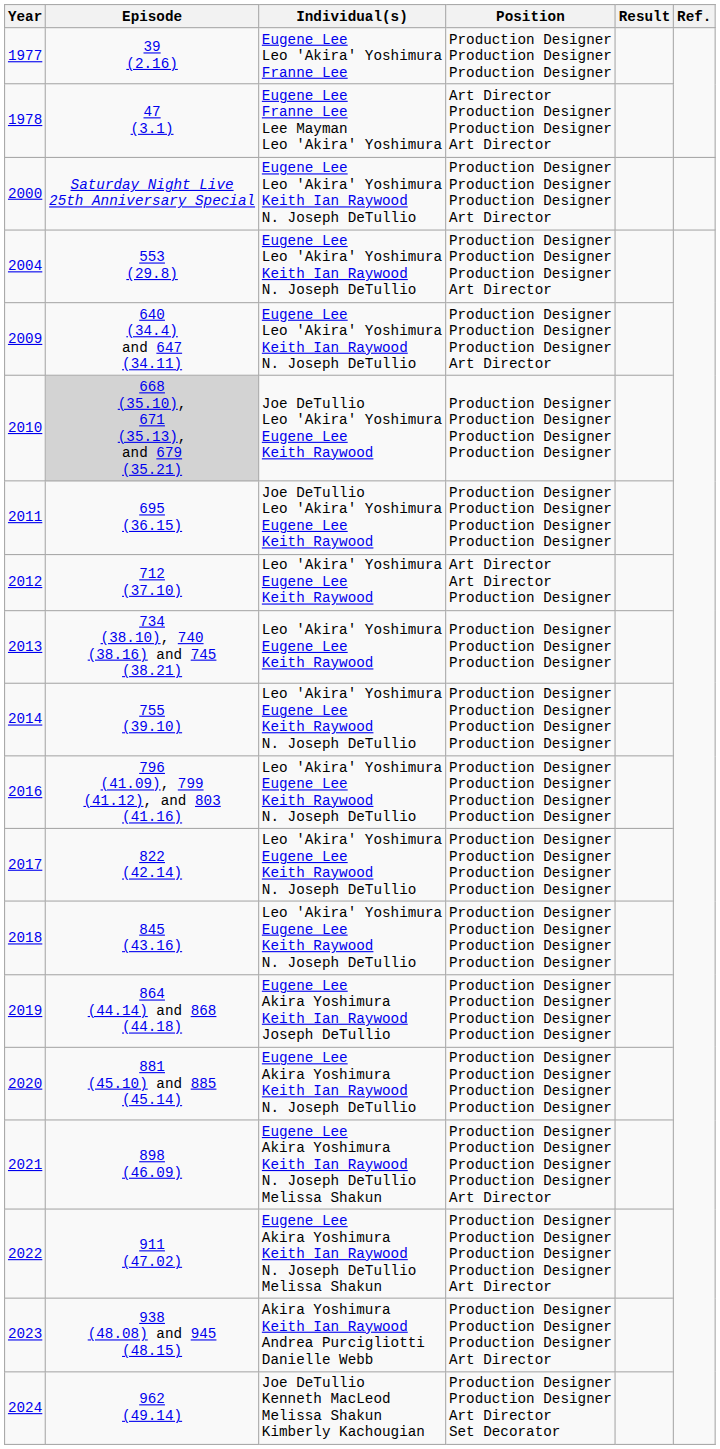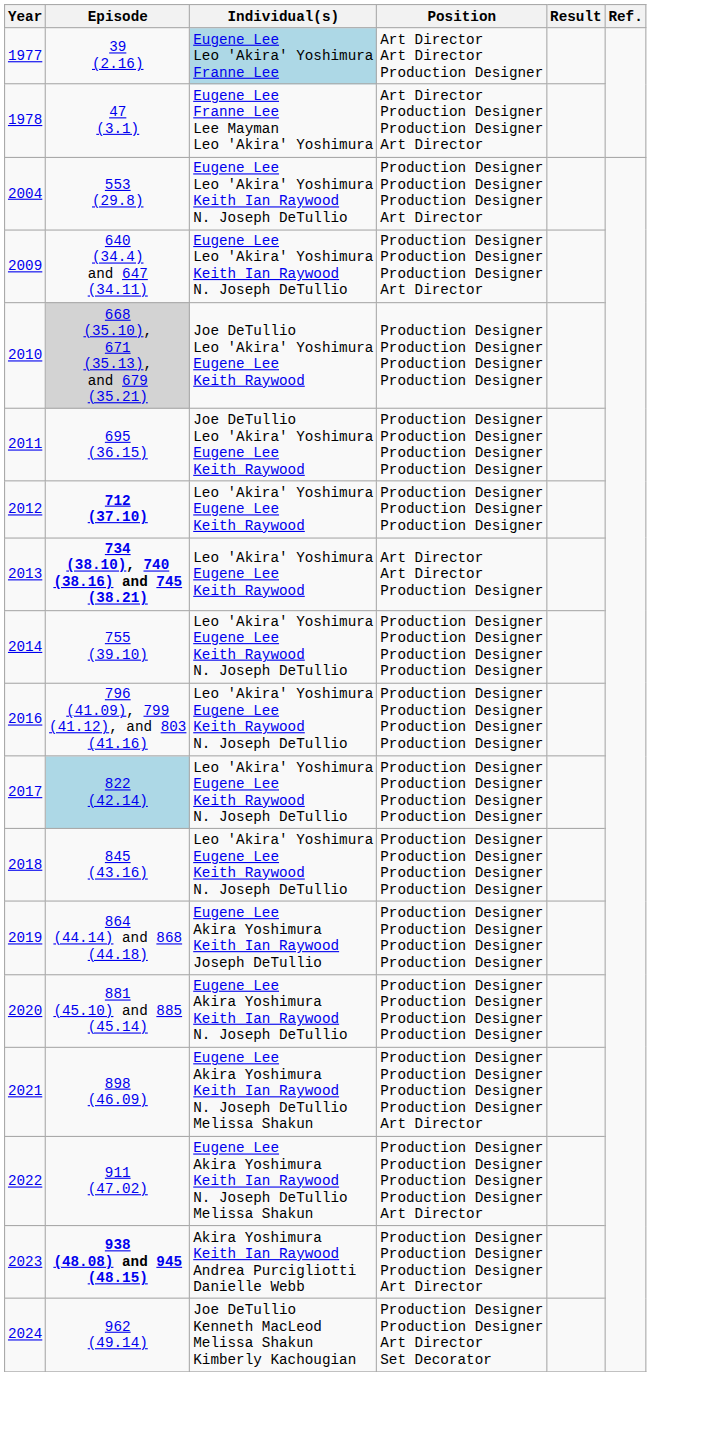(352, 56) no background -> (283, 56) lightblue background
(530, 56) Production Designer Production Designer Production Designer -> (462, 56) Art Director Art Director Production Designer
- row: (25, 193)
(152, 582) normal -> (118, 509) bold
(530, 582) Art Director Art Director Production Designer -> (462, 509) Production Designer Production Designer Production Designer
(152, 647) normal -> (118, 574) bold
(530, 647) Production Designer Production Designer Production Designer -> (462, 574) Art Director Art Director Production Designer
(152, 865) no background -> (118, 792) lightblue background
(152, 1335) normal -> (118, 1262) bold
